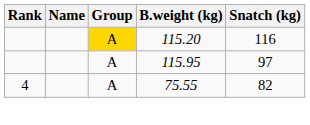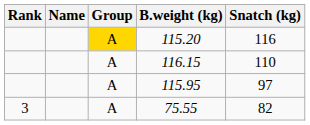+ row: (181, 62)
(25, 85) 4 -> (25, 108) 3
